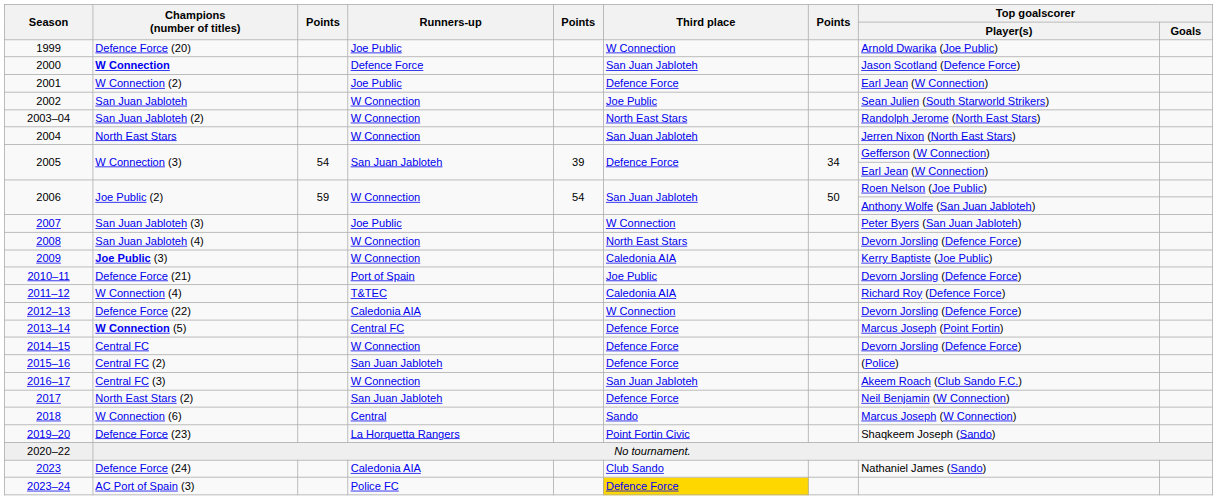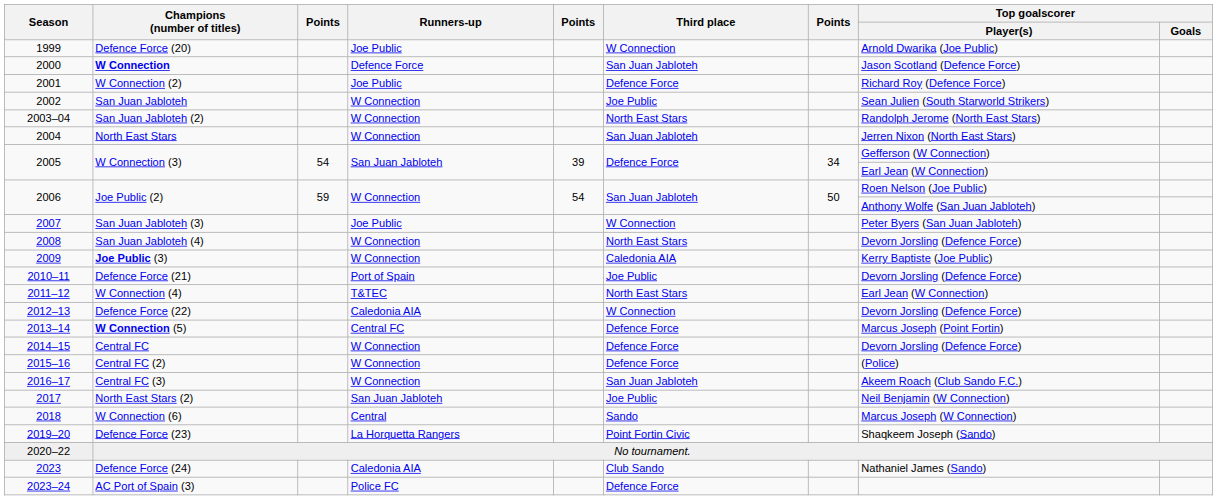(925, 84) Earl Jean (W Connection) -> (933, 84) Richard Roy (Defence Force)
(641, 294) Caledonia AIA -> (647, 294) North East Stars
(933, 294) Richard Roy (Defence Force) -> (925, 294) Earl Jean (W Connection)
(397, 364) San Juan Jabloteh -> (385, 364) W Connection
(642, 399) Defence Force -> (632, 399) Joe Public
(642, 487) gold background -> (642, 487) no background
